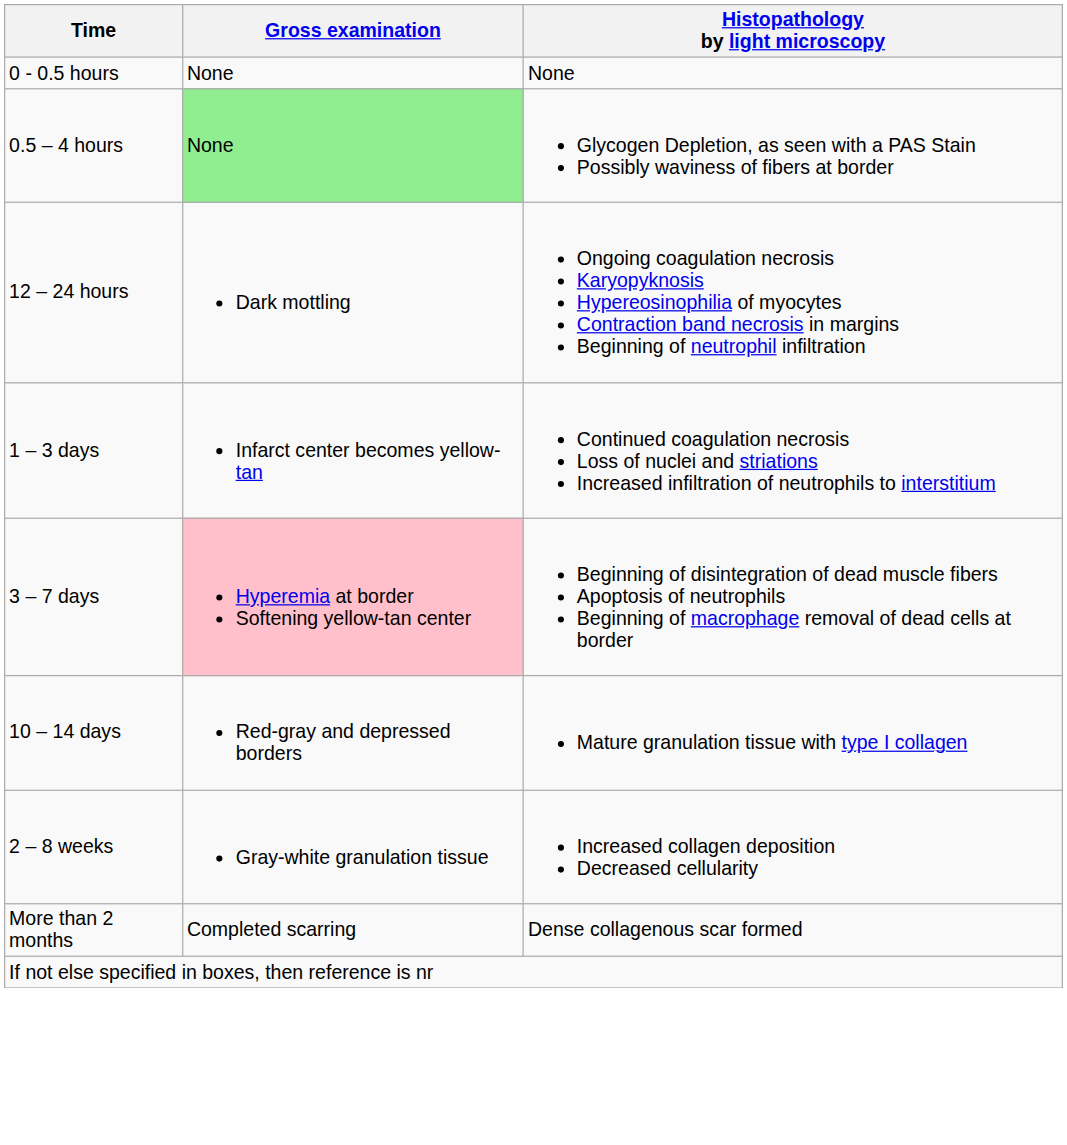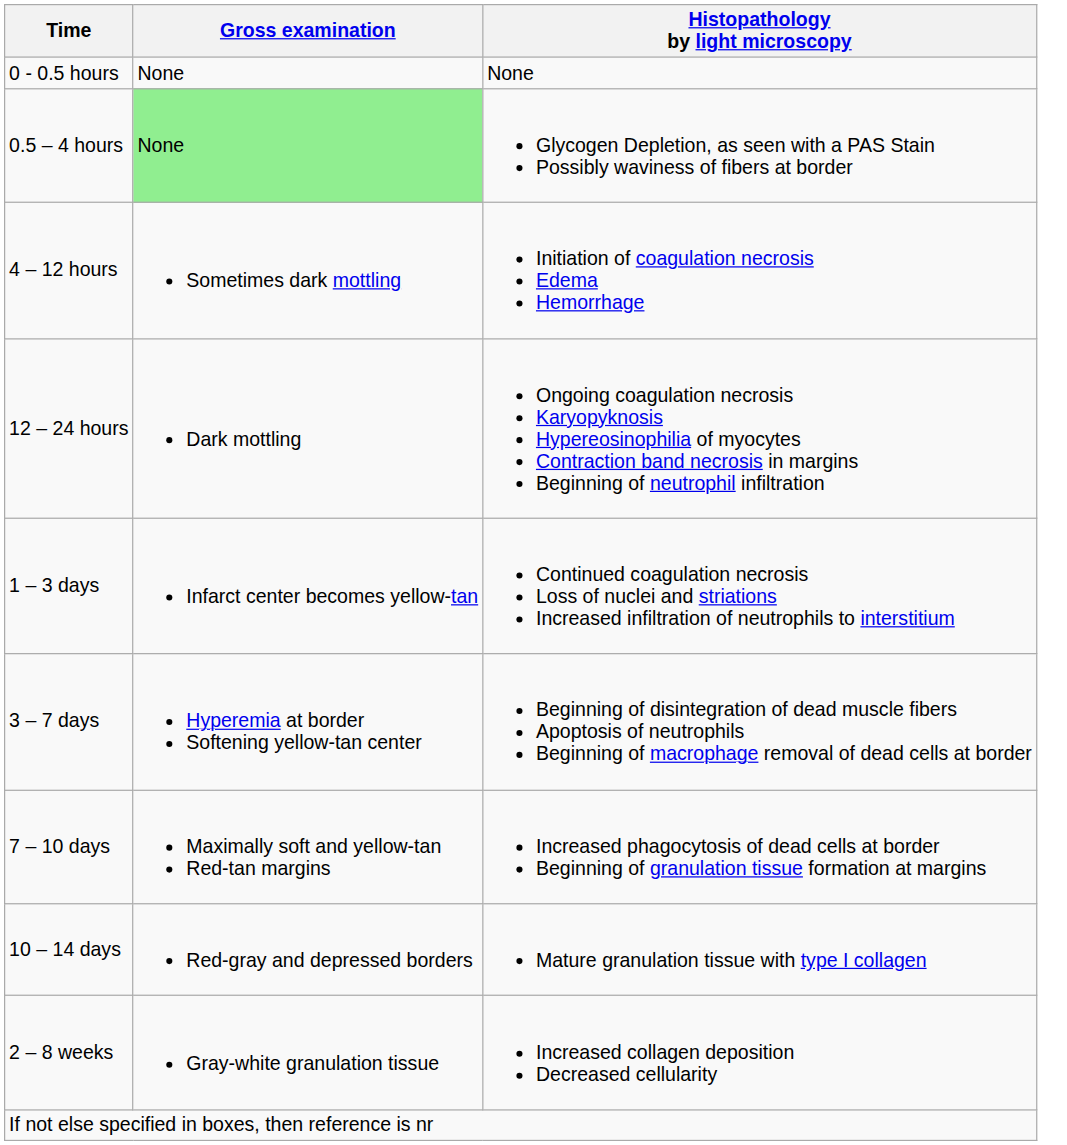+ row: (63, 270)
(353, 608) pink background -> (308, 733) no background
+ row: (60, 846)
- row: (61, 930)
